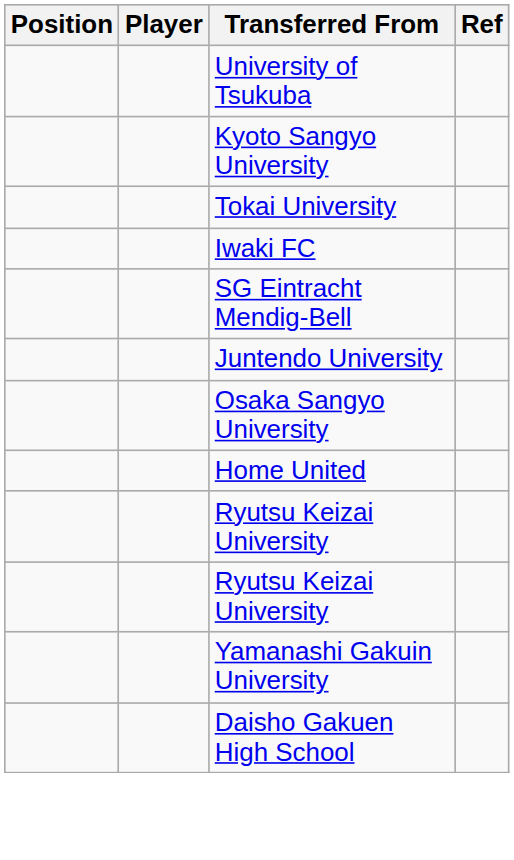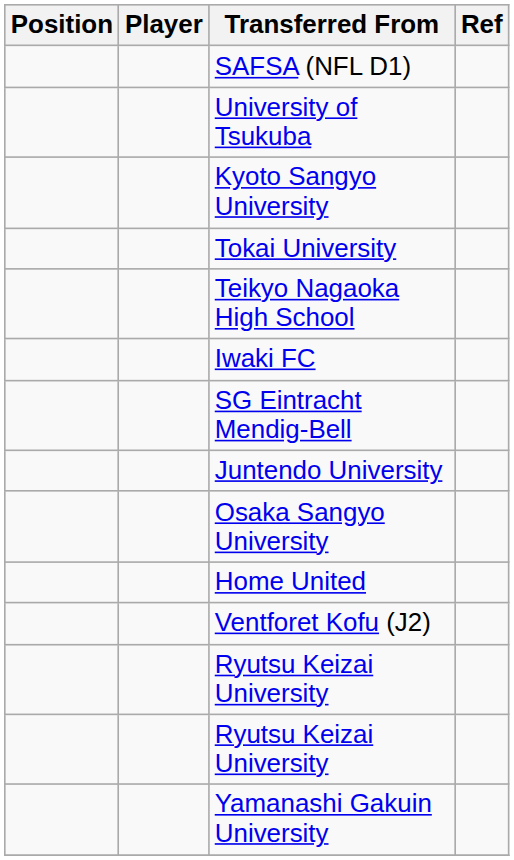+ row: (62, 66)
+ row: (62, 304)
+ row: (62, 623)
- row: (62, 737)
